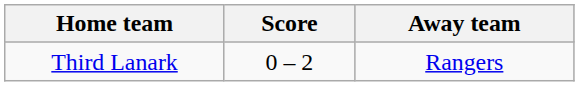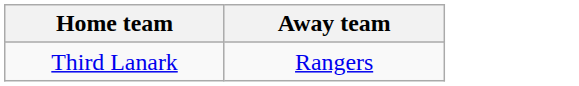- column: (289, 23)
